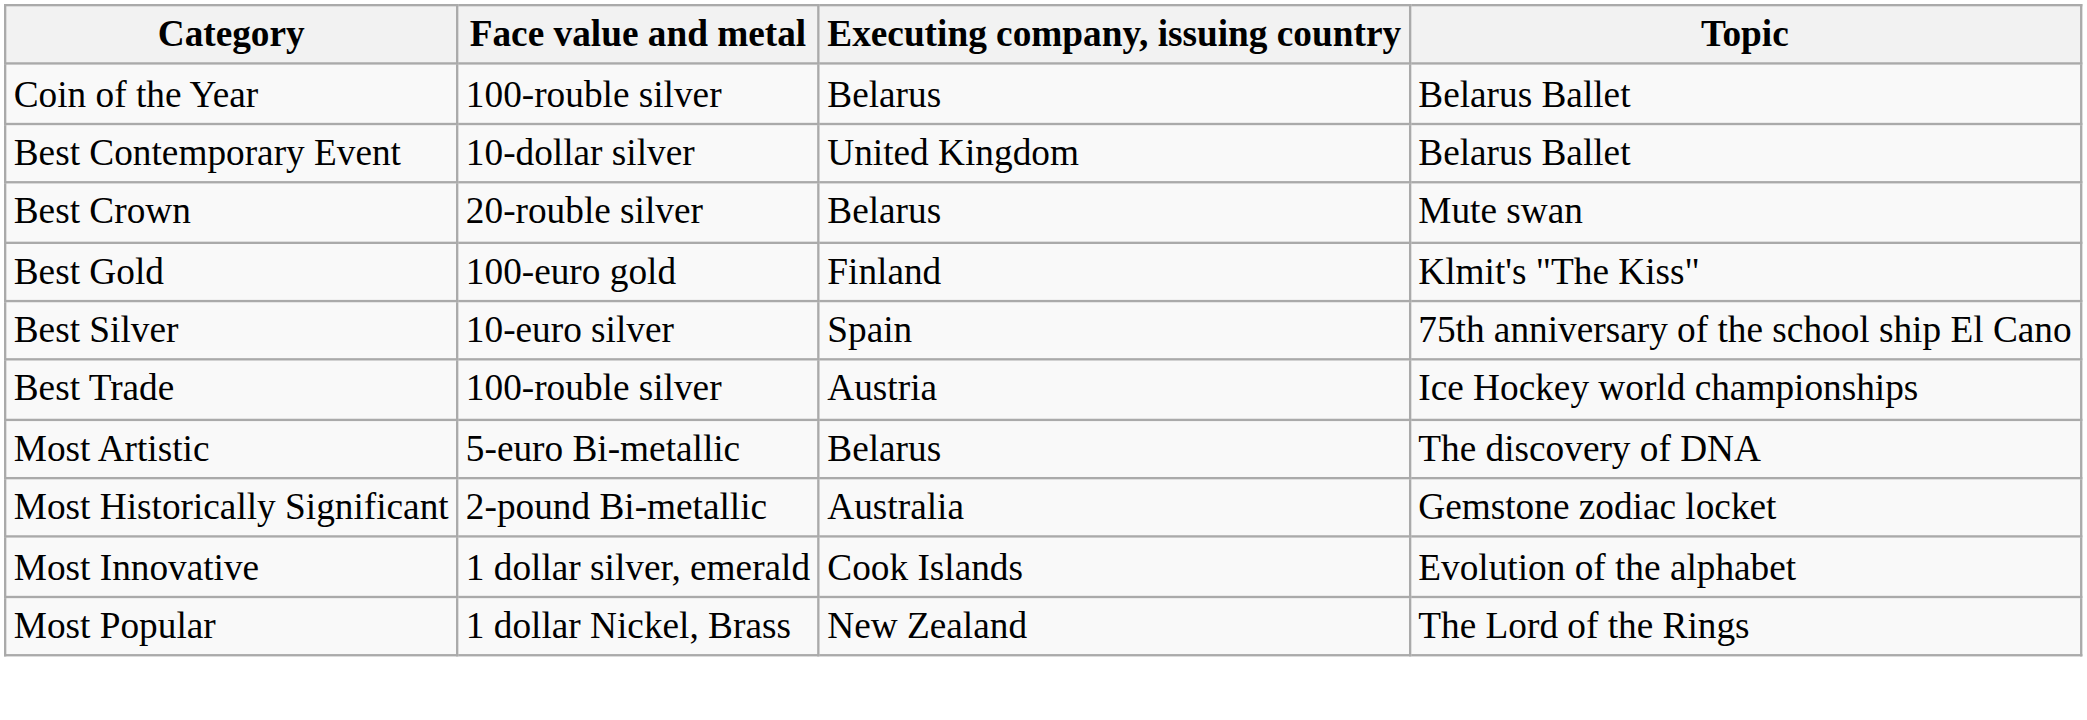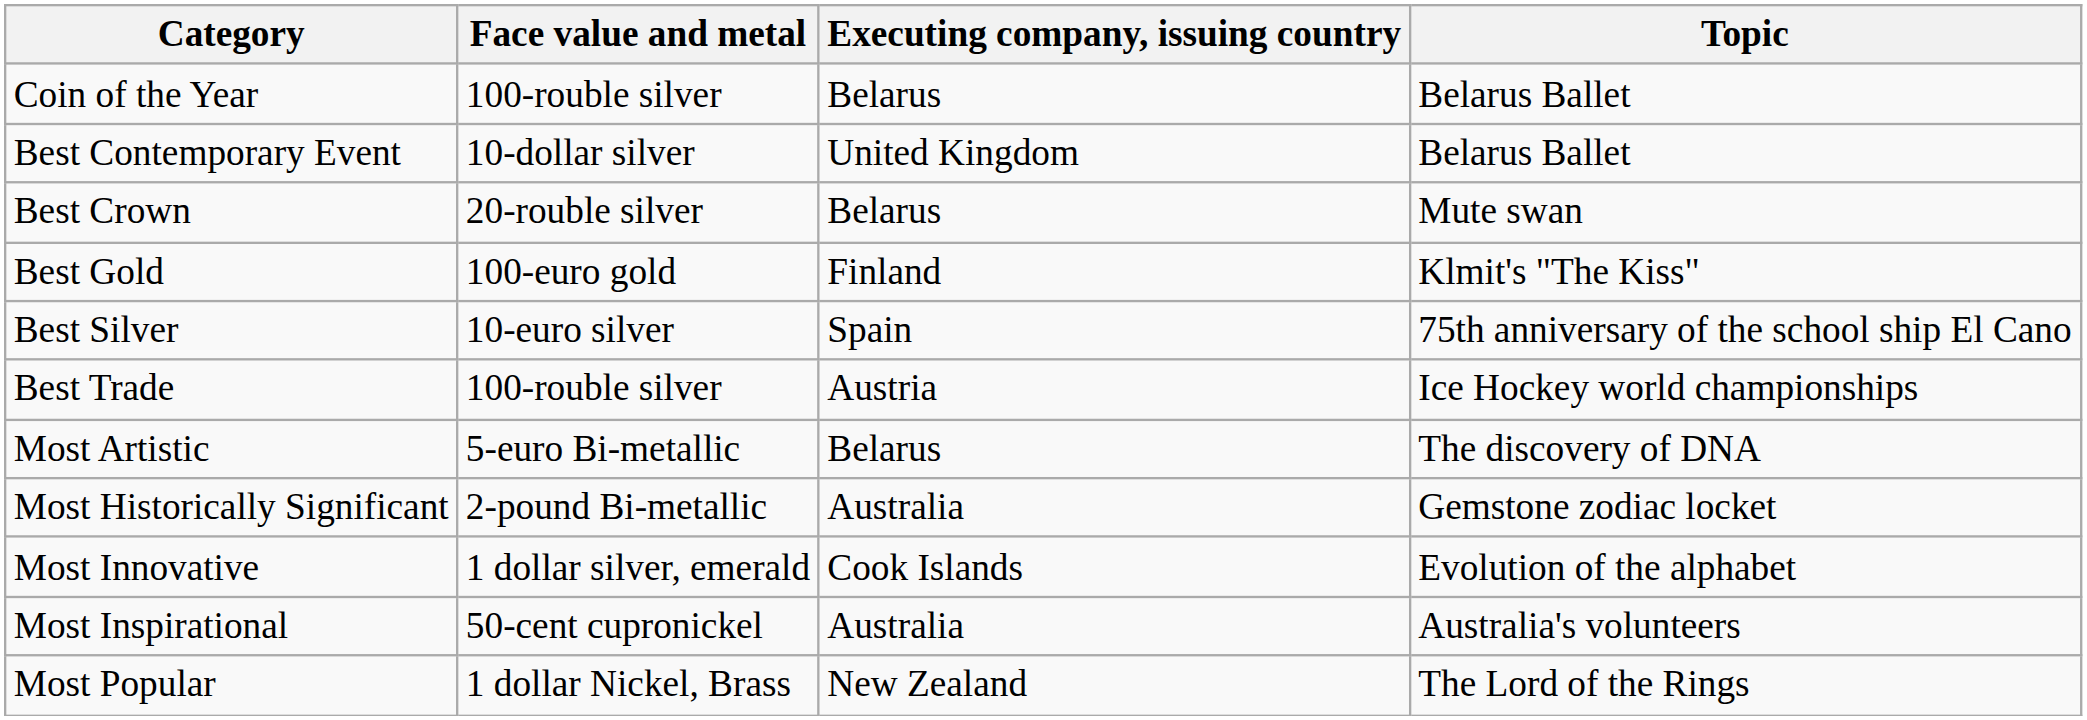+ row: (151, 625)
